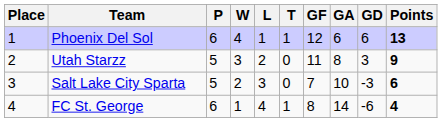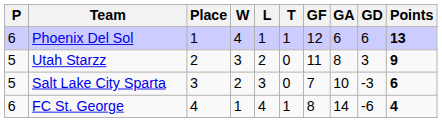columns swapped: (26, 15) <-> (218, 15)
